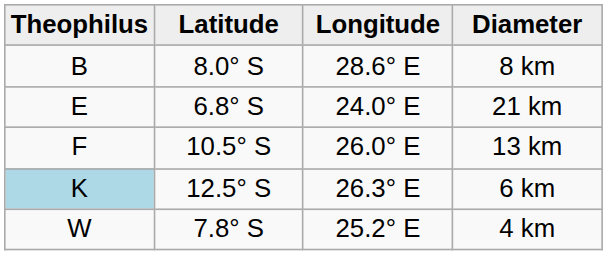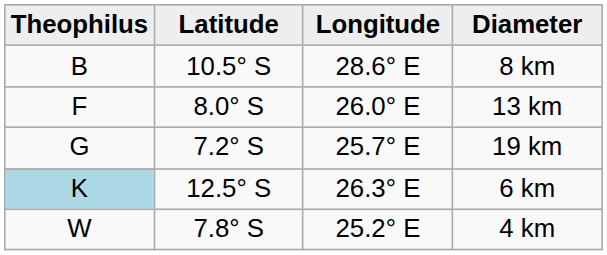(229, 65) 8.0° S -> (229, 65) 10.5° S
- row: (527, 106)
(229, 147) 10.5° S -> (229, 106) 8.0° S
+ row: (527, 147)
